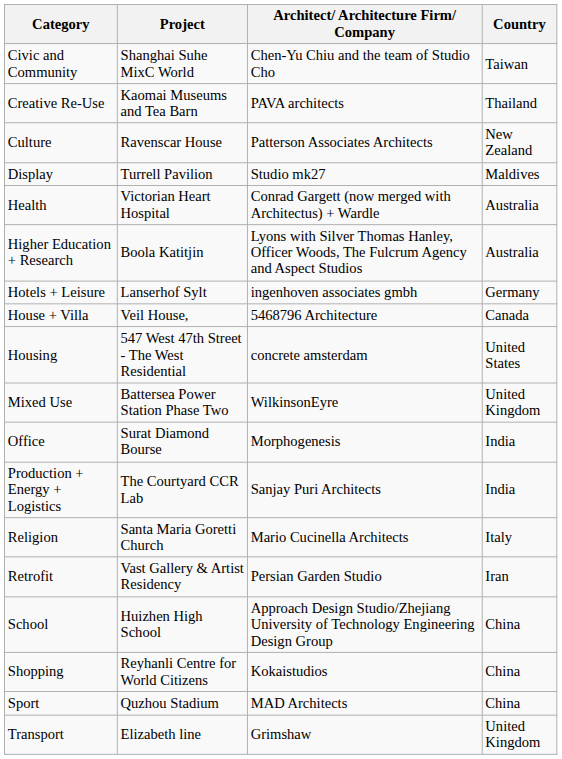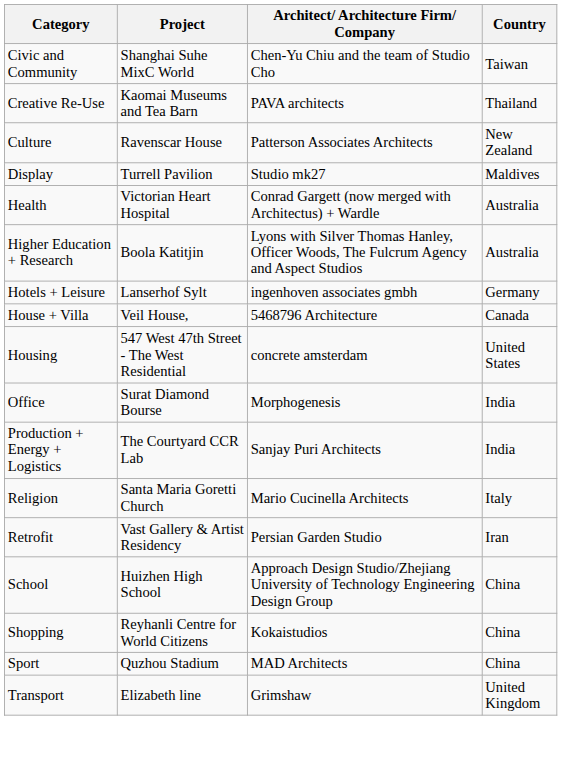- row: (40, 402)
